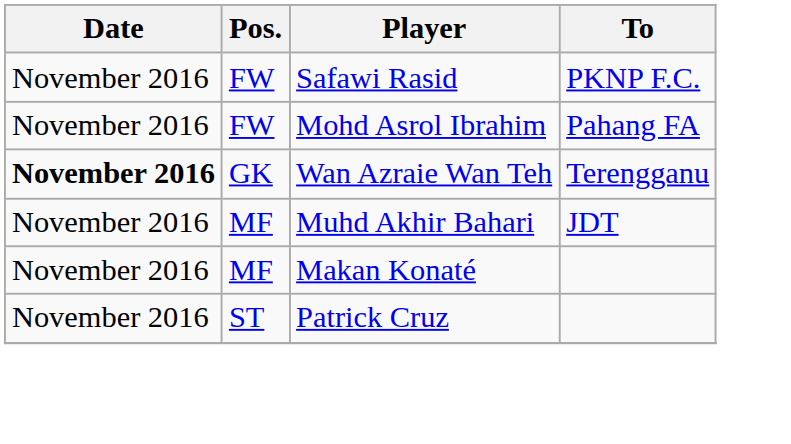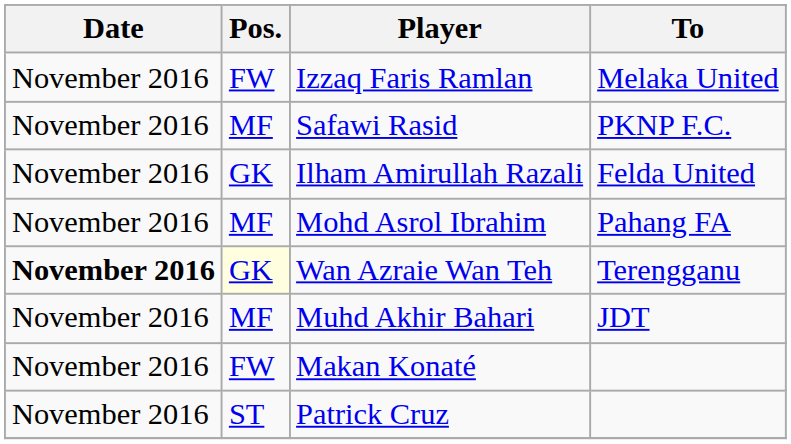+ row: (414, 76)
(252, 76) FW -> (251, 125) MF
+ row: (440, 173)
(252, 125) FW -> (251, 221) MF
(251, 173) no background -> (251, 269) lightyellow background
(251, 269) MF -> (252, 366) FW
